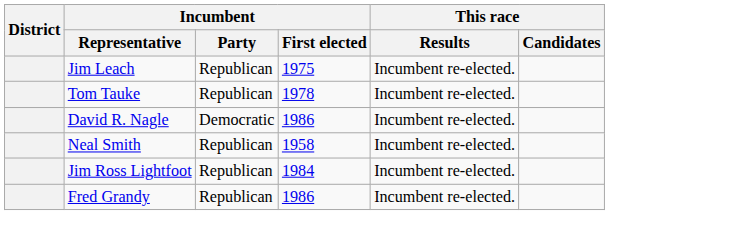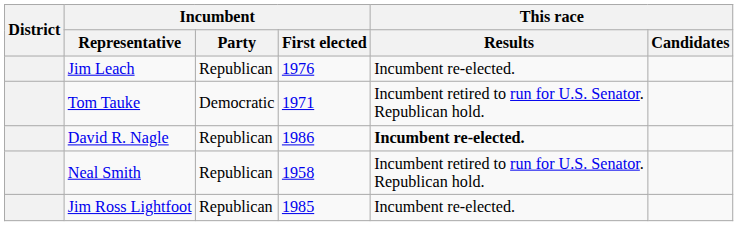(298, 68) 1975 -> (298, 68) 1976
(236, 94) Republican -> (237, 103) Democratic
(298, 94) 1978 -> (298, 103) 1971
(445, 94) Incumbent re-elected. -> (509, 103) Incumbent retired to run for U.S. Senator. Republican hold.
(237, 119) Democratic -> (236, 138) Republican
(445, 119) normal -> (449, 138) bold
(445, 145) Incumbent re-elected. -> (509, 172) Incumbent retired to run for U.S. Senator. Republican hold.
(298, 171) 1984 -> (298, 207) 1985
- row: (109, 196)
